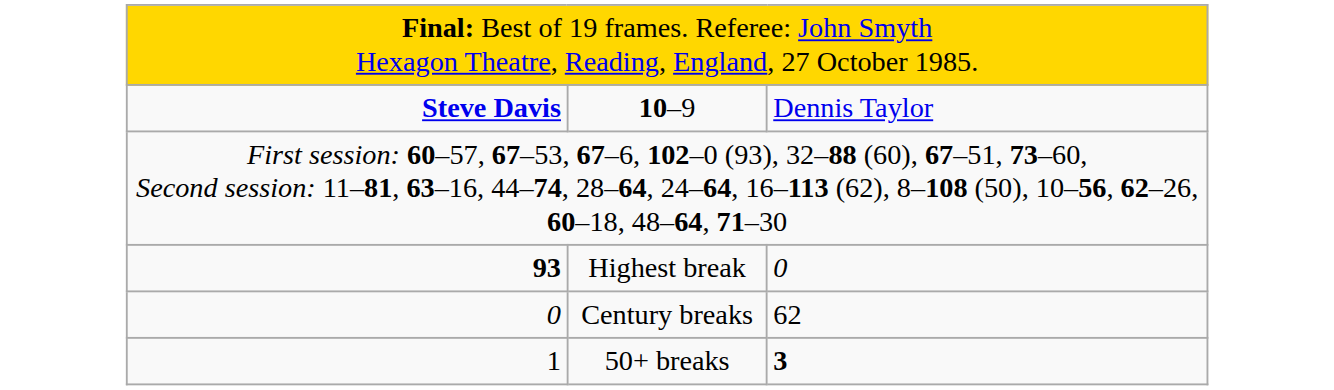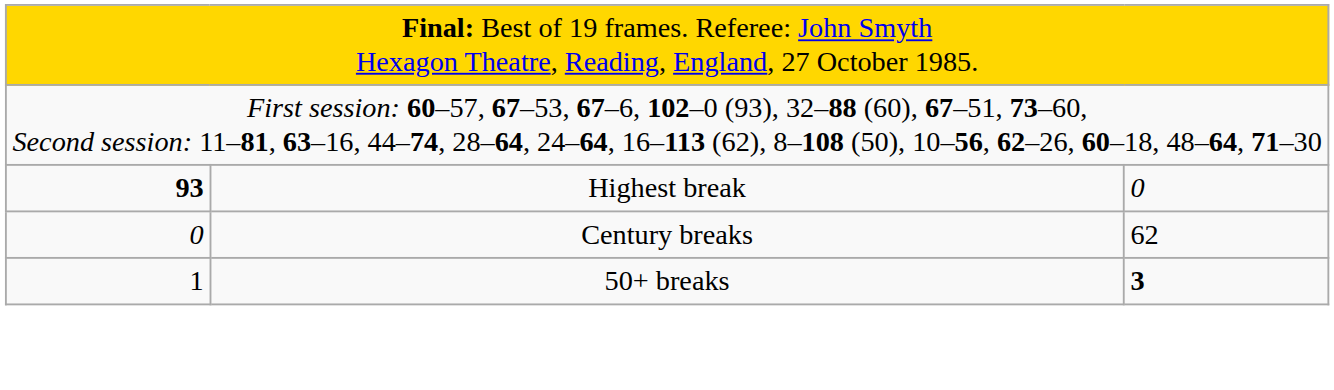- row: (667, 108)
